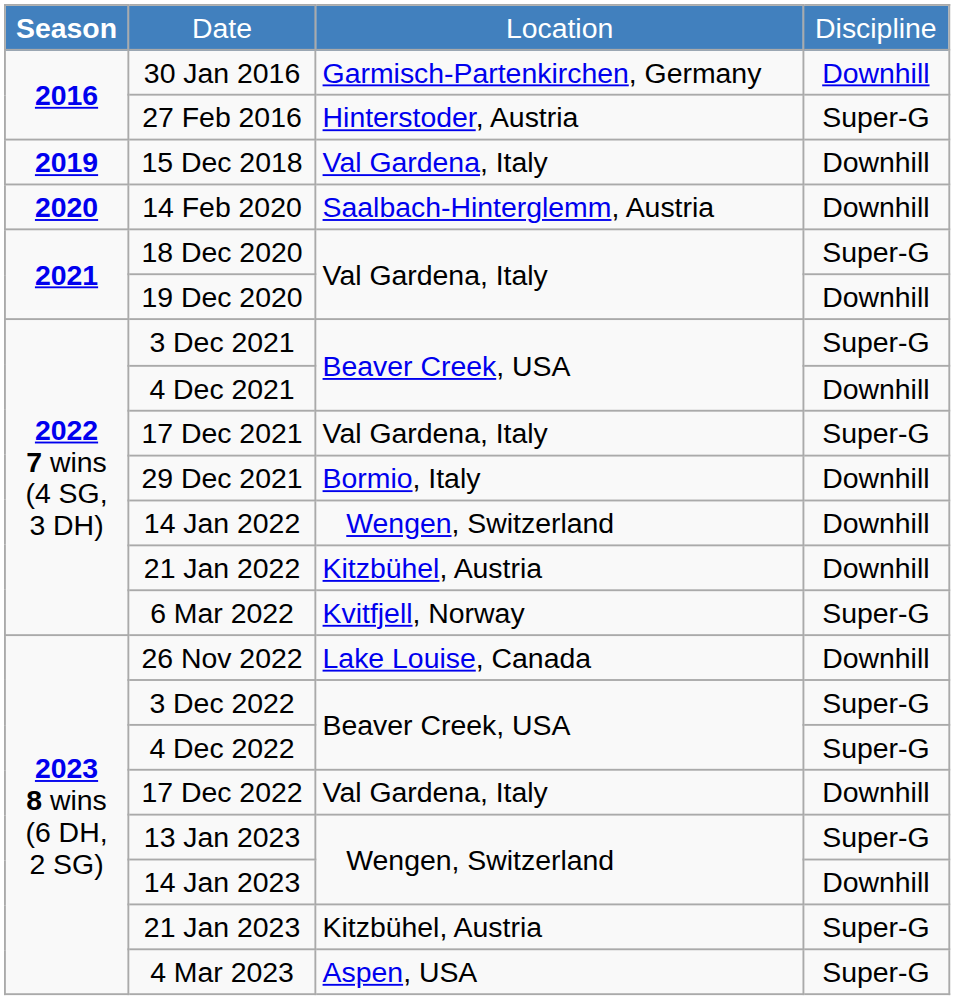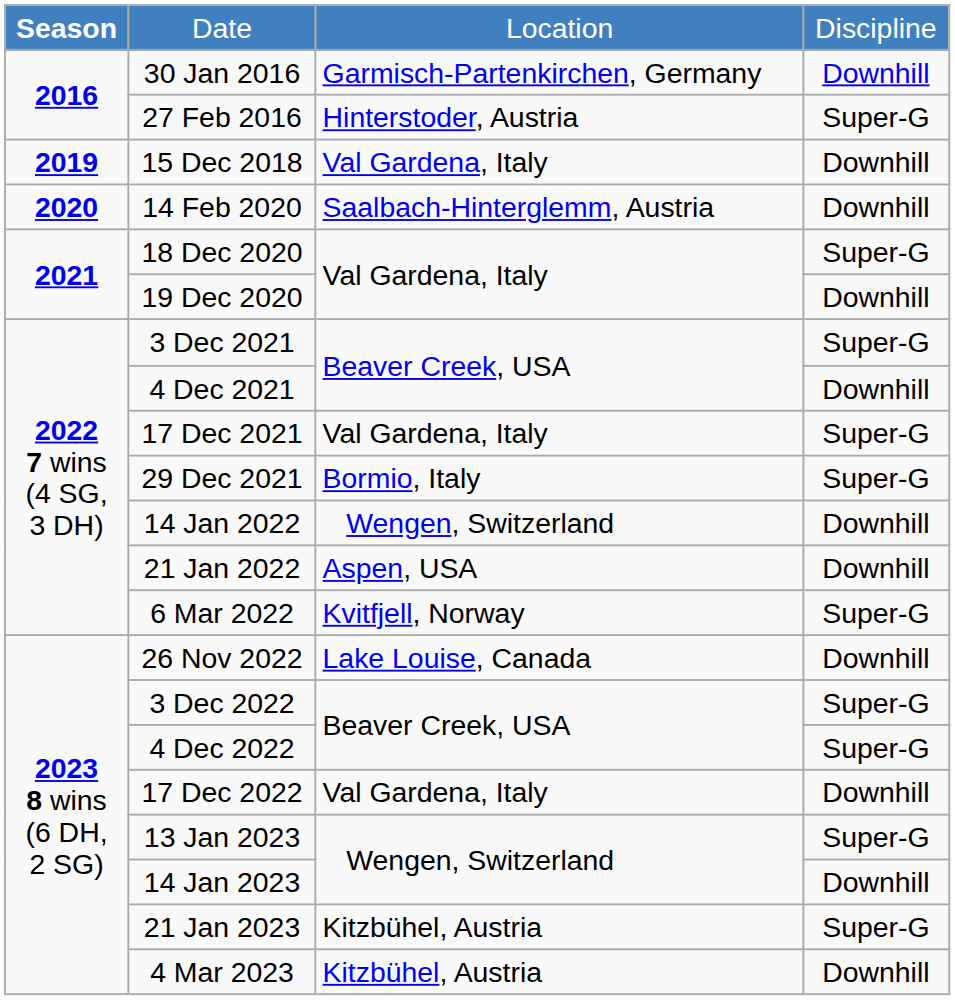(876, 478) Downhill -> (876, 478) Super-G
(432, 568) Kitzbühel, Austria -> (400, 568) Aspen, USA
(400, 973) Aspen, USA -> (432, 973) Kitzbühel, Austria
(876, 973) Super-G -> (876, 973) Downhill
